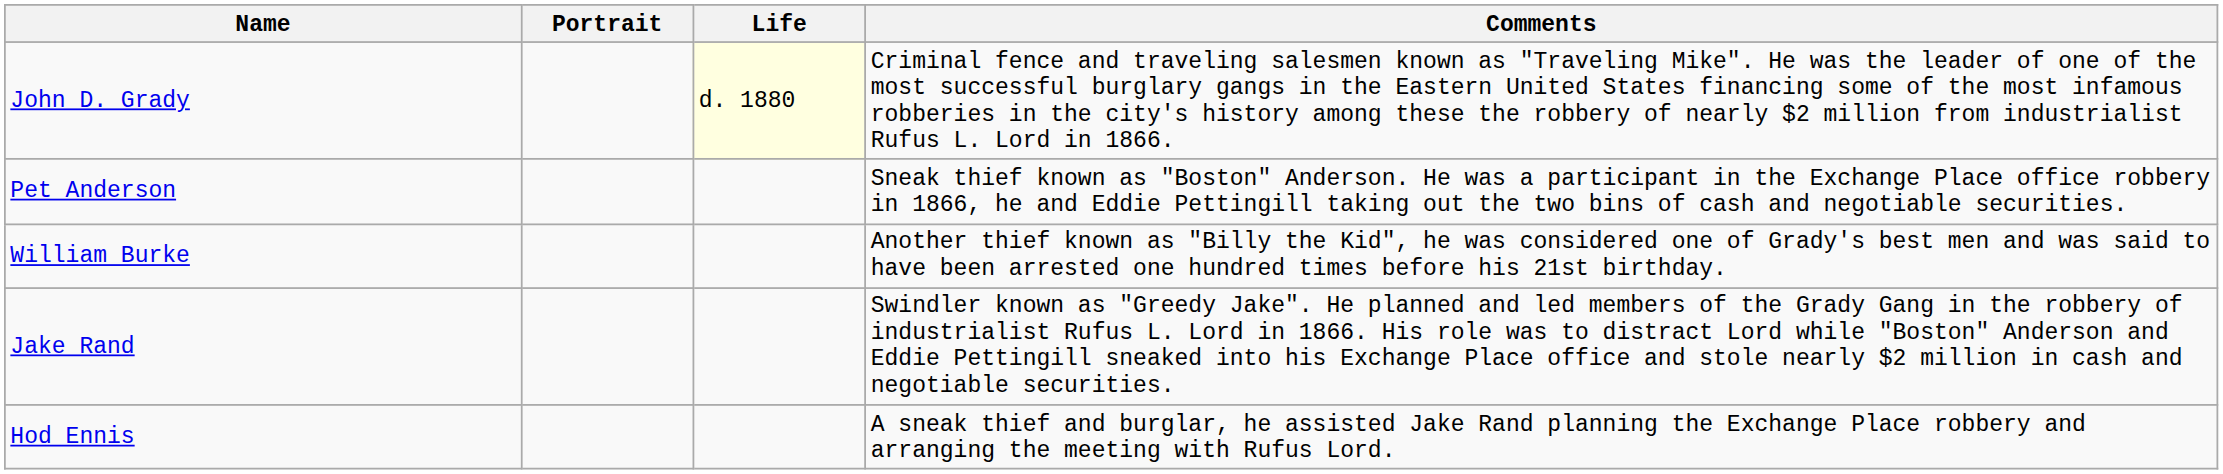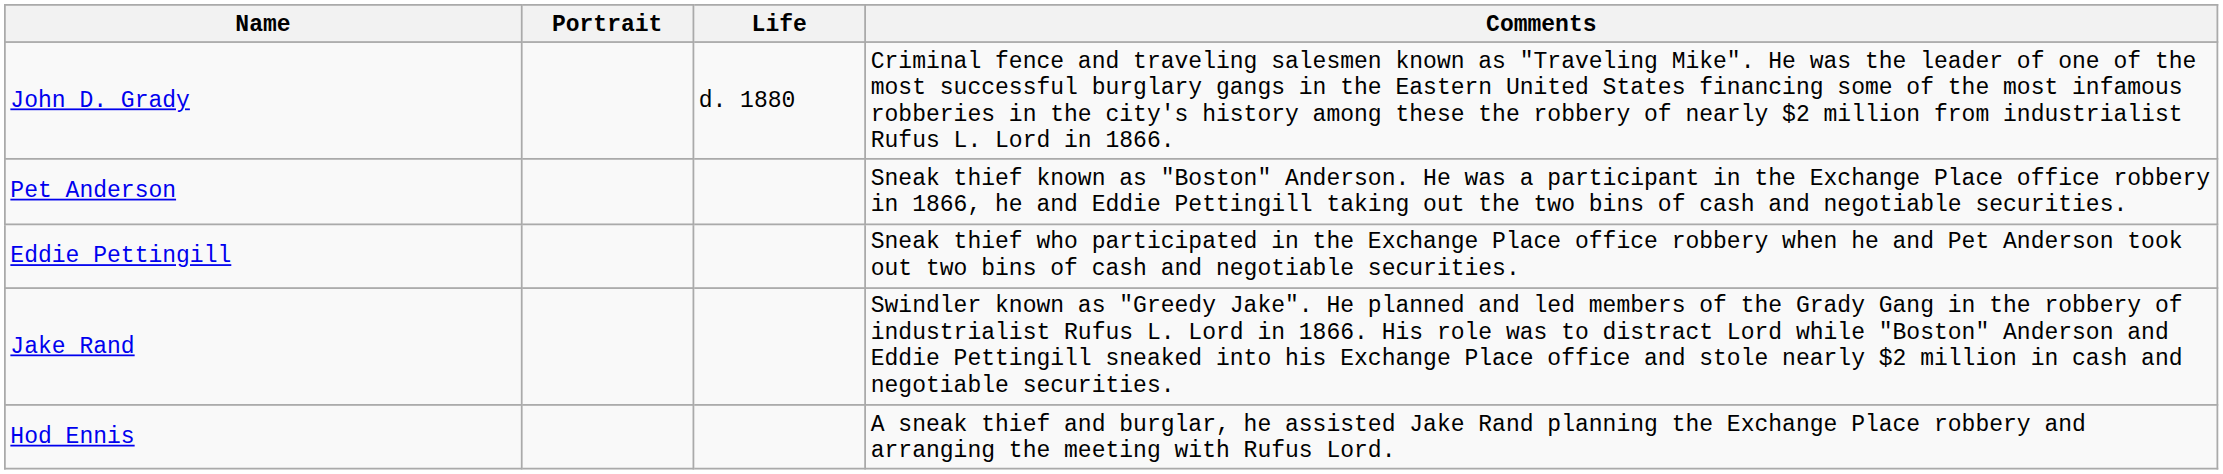(747, 101) lightyellow background -> (747, 101) no background
- row: (100, 256)
+ row: (121, 256)
